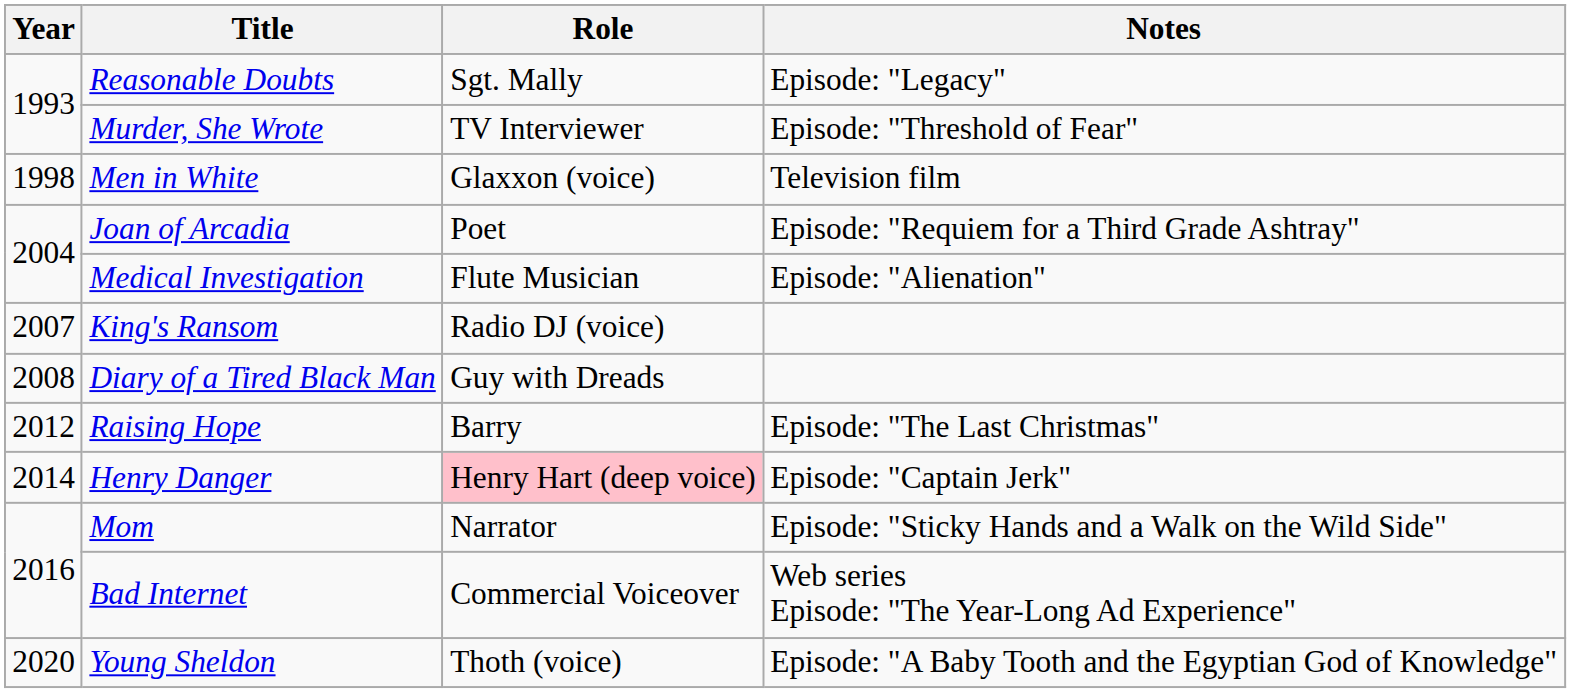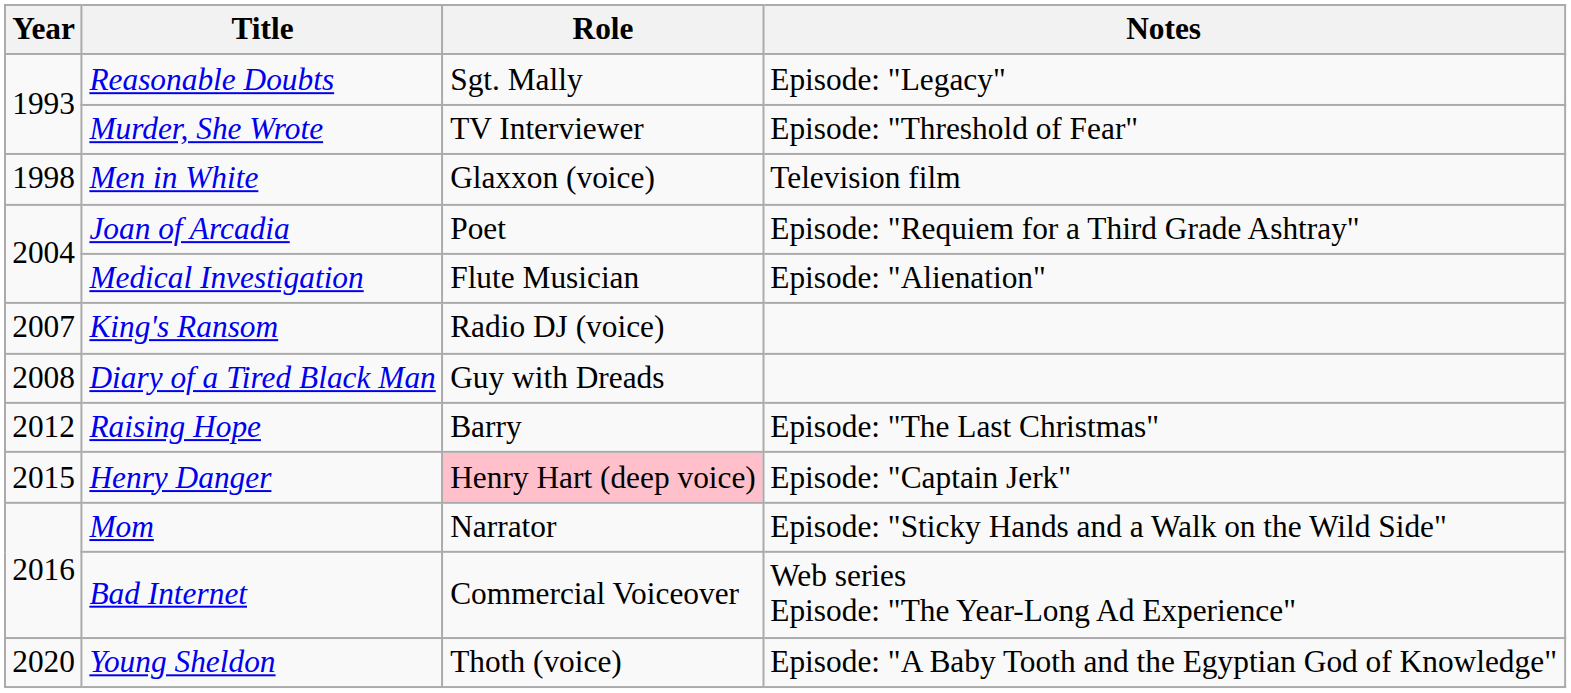(44, 476) 2014 -> (44, 476) 2015
